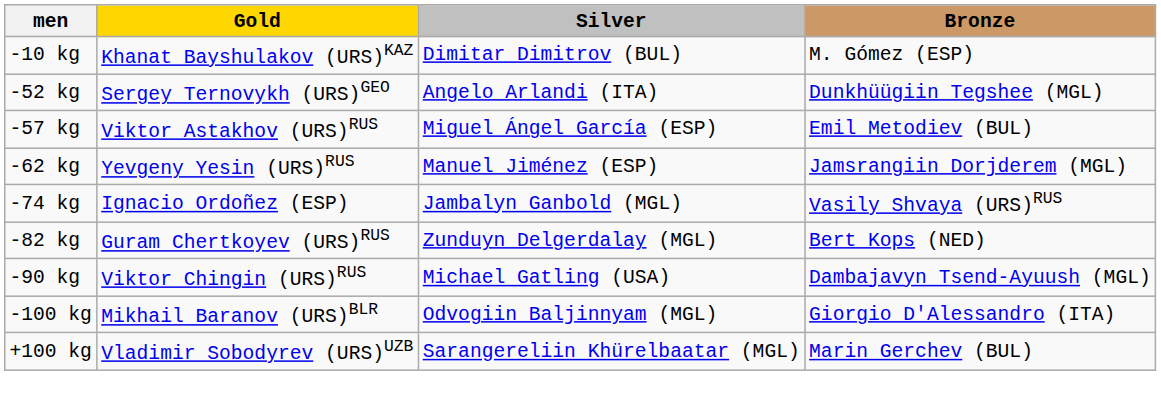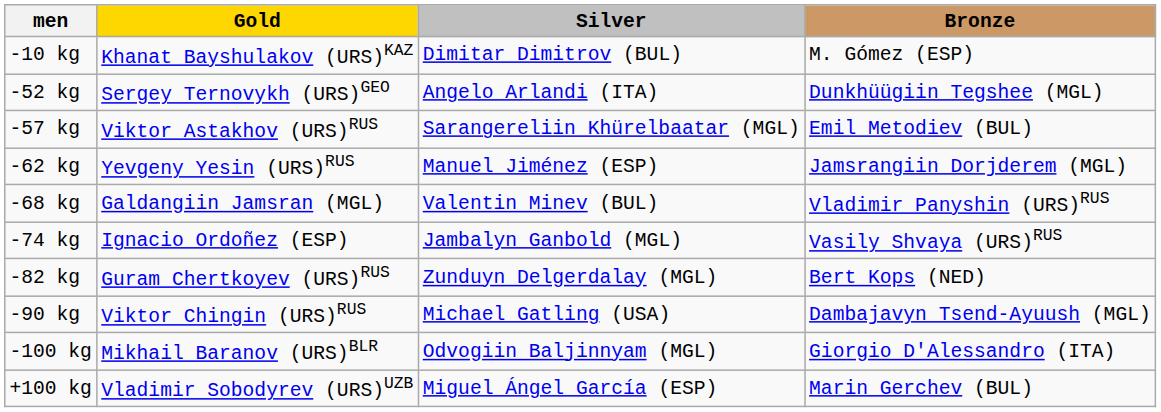(570, 129) Miguel Ángel García (ESP) -> (611, 129) Sarangereliin Khürelbaatar (MGL)
+ row: (45, 203)
(611, 351) Sarangereliin Khürelbaatar (MGL) -> (570, 388) Miguel Ángel García (ESP)
